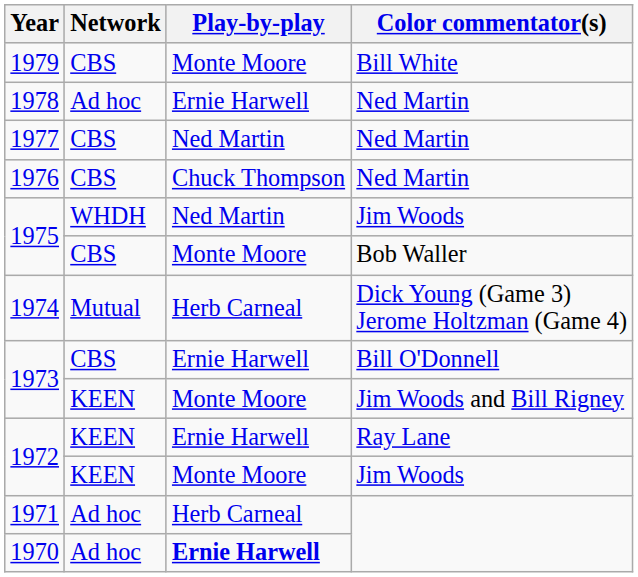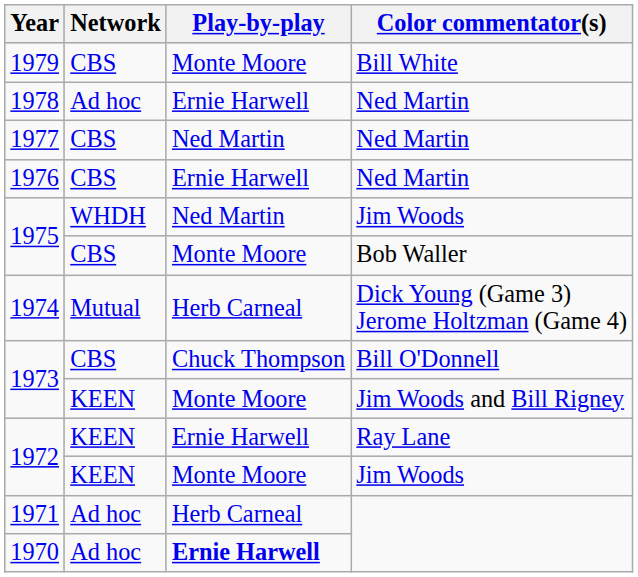(259, 178) Chuck Thompson -> (240, 178) Ernie Harwell
(240, 359) Ernie Harwell -> (259, 359) Chuck Thompson
